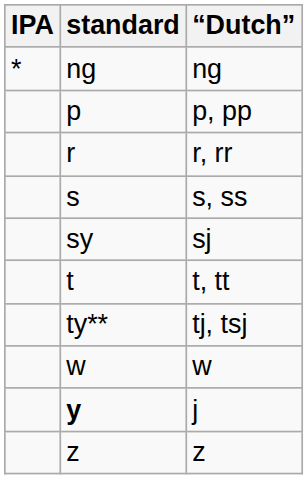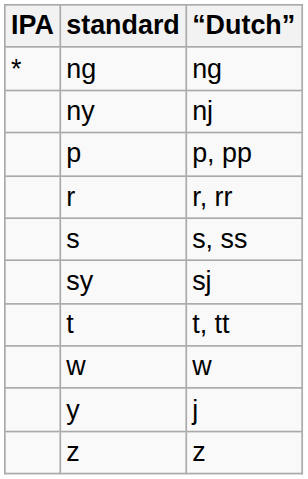+ row: (203, 111)
- row: (220, 324)
(74, 409) bold -> (73, 409) normal
